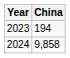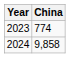(43, 28) 194 -> (43, 28) 774
